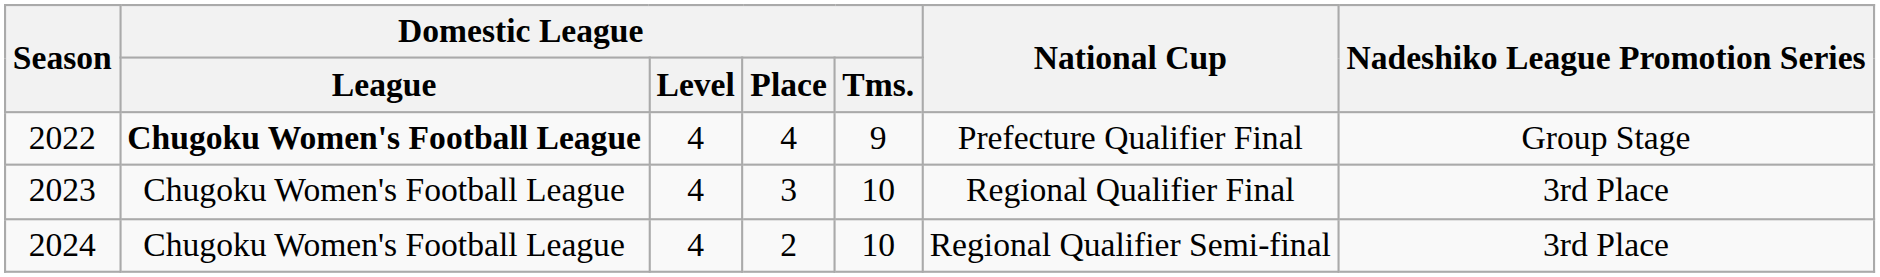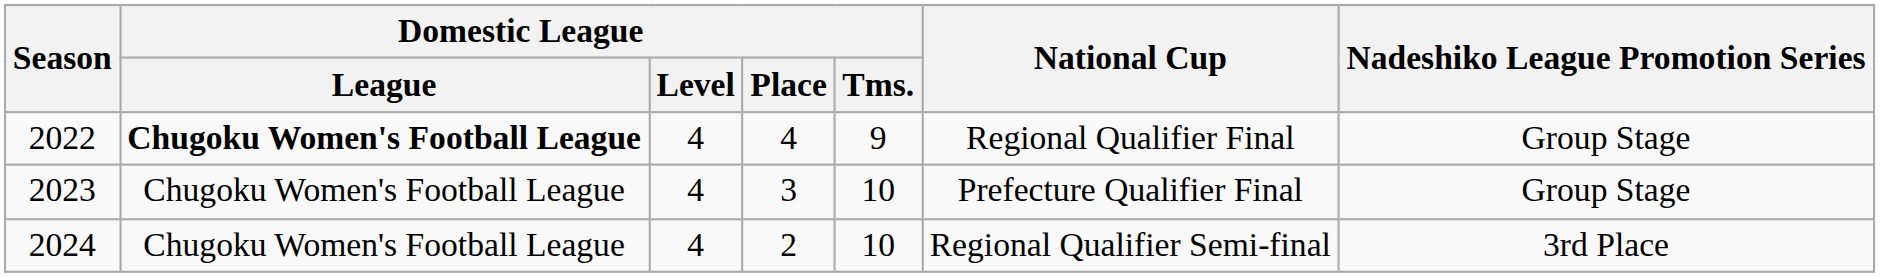(1130, 137) Prefecture Qualifier Final -> (1130, 137) Regional Qualifier Final
(1130, 191) Regional Qualifier Final -> (1130, 191) Prefecture Qualifier Final
(1606, 191) 3rd Place -> (1606, 191) Group Stage
